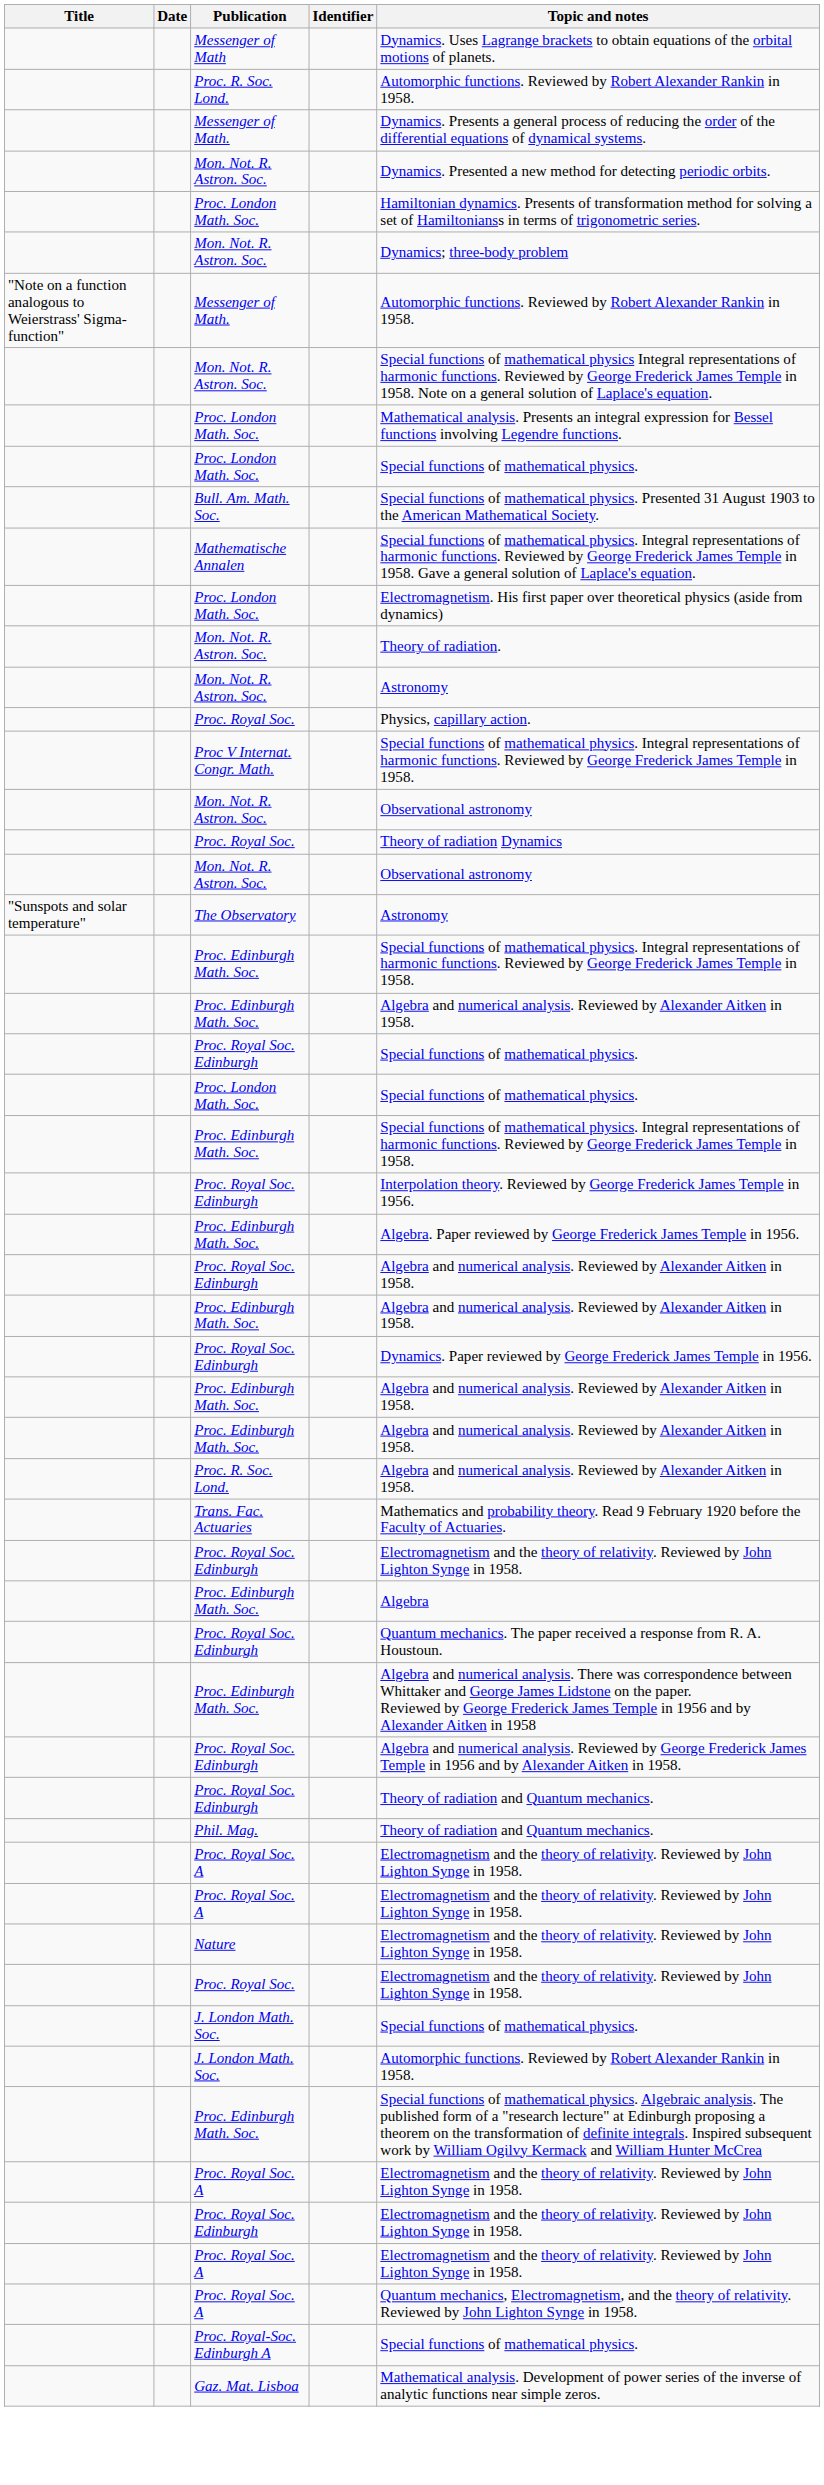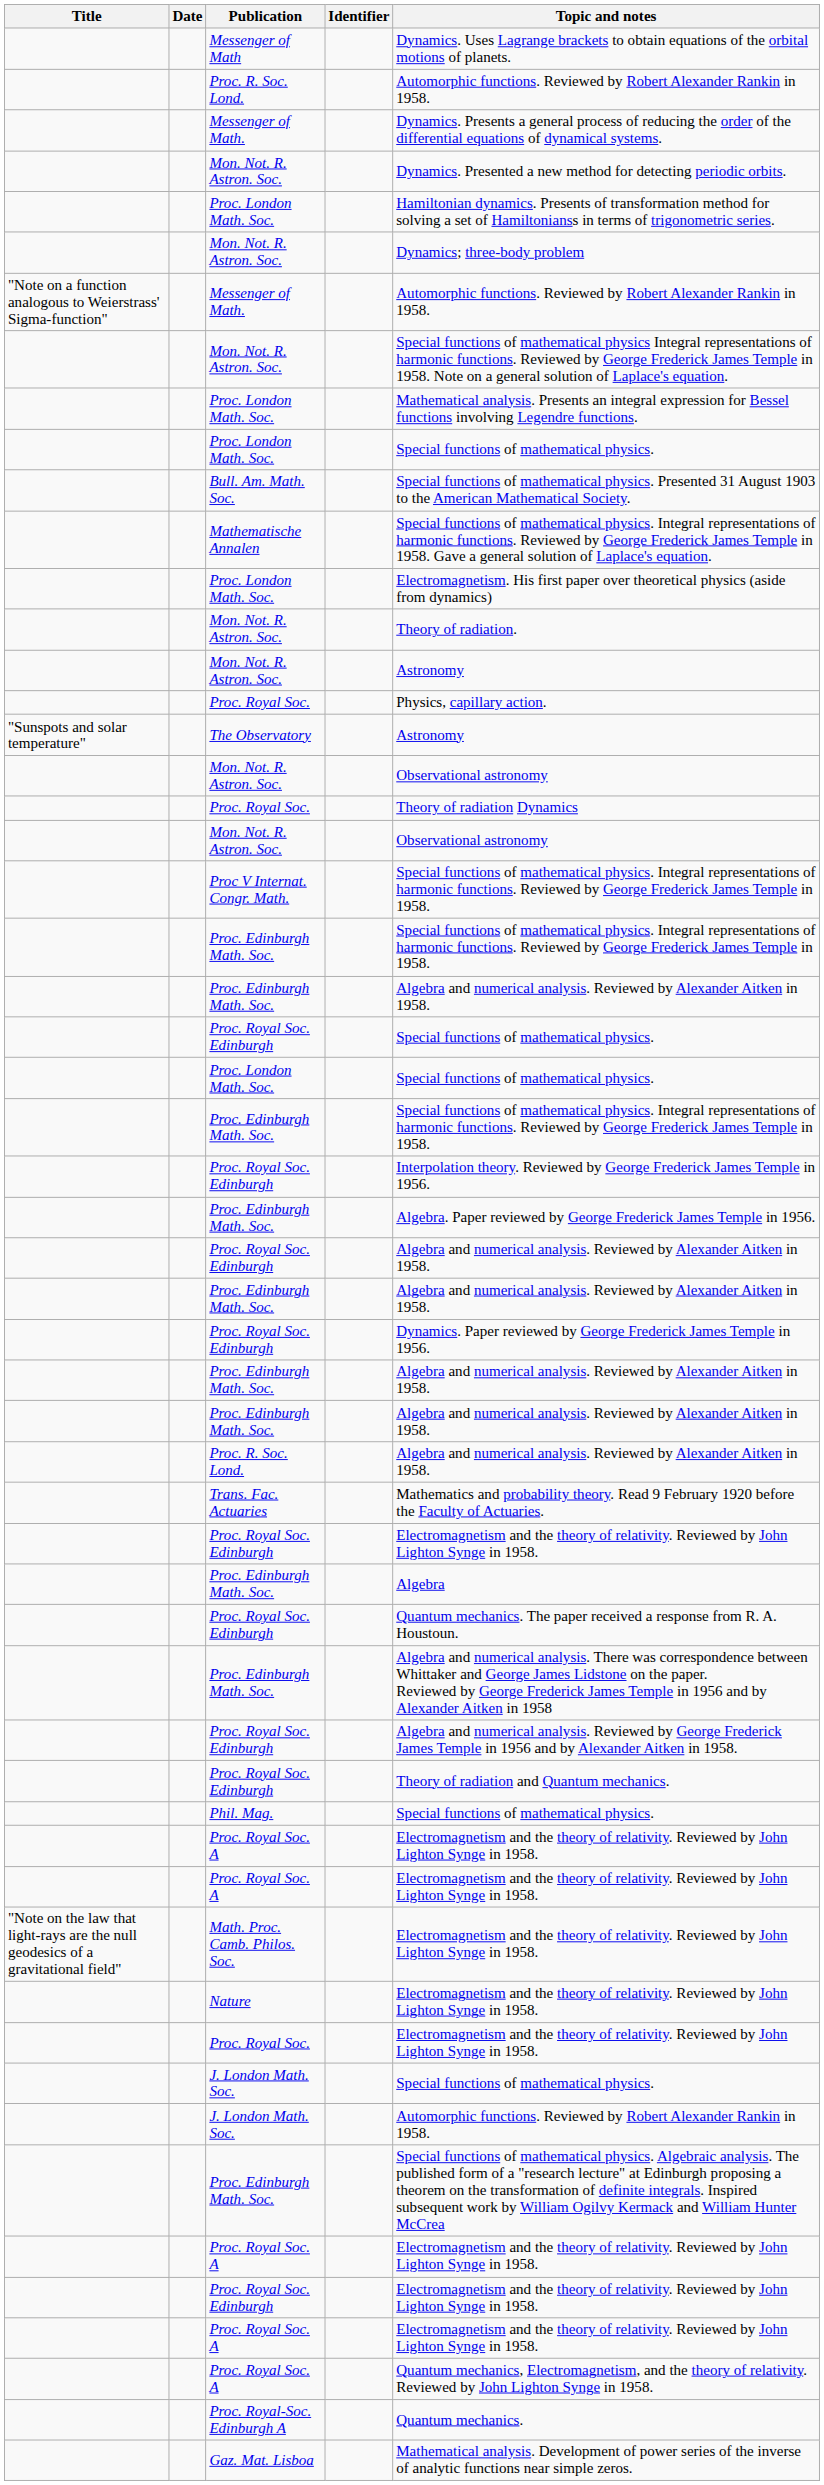rows swapped: (67, 914) <-> (79, 760)
(517, 1830) Theory of radiation and Quantum mechanics. -> (525, 1813) Special functions of mathematical physics.
+ row: (72, 1944)
(509, 2345) Special functions of mathematical physics. -> (460, 2419) Quantum mechanics.
